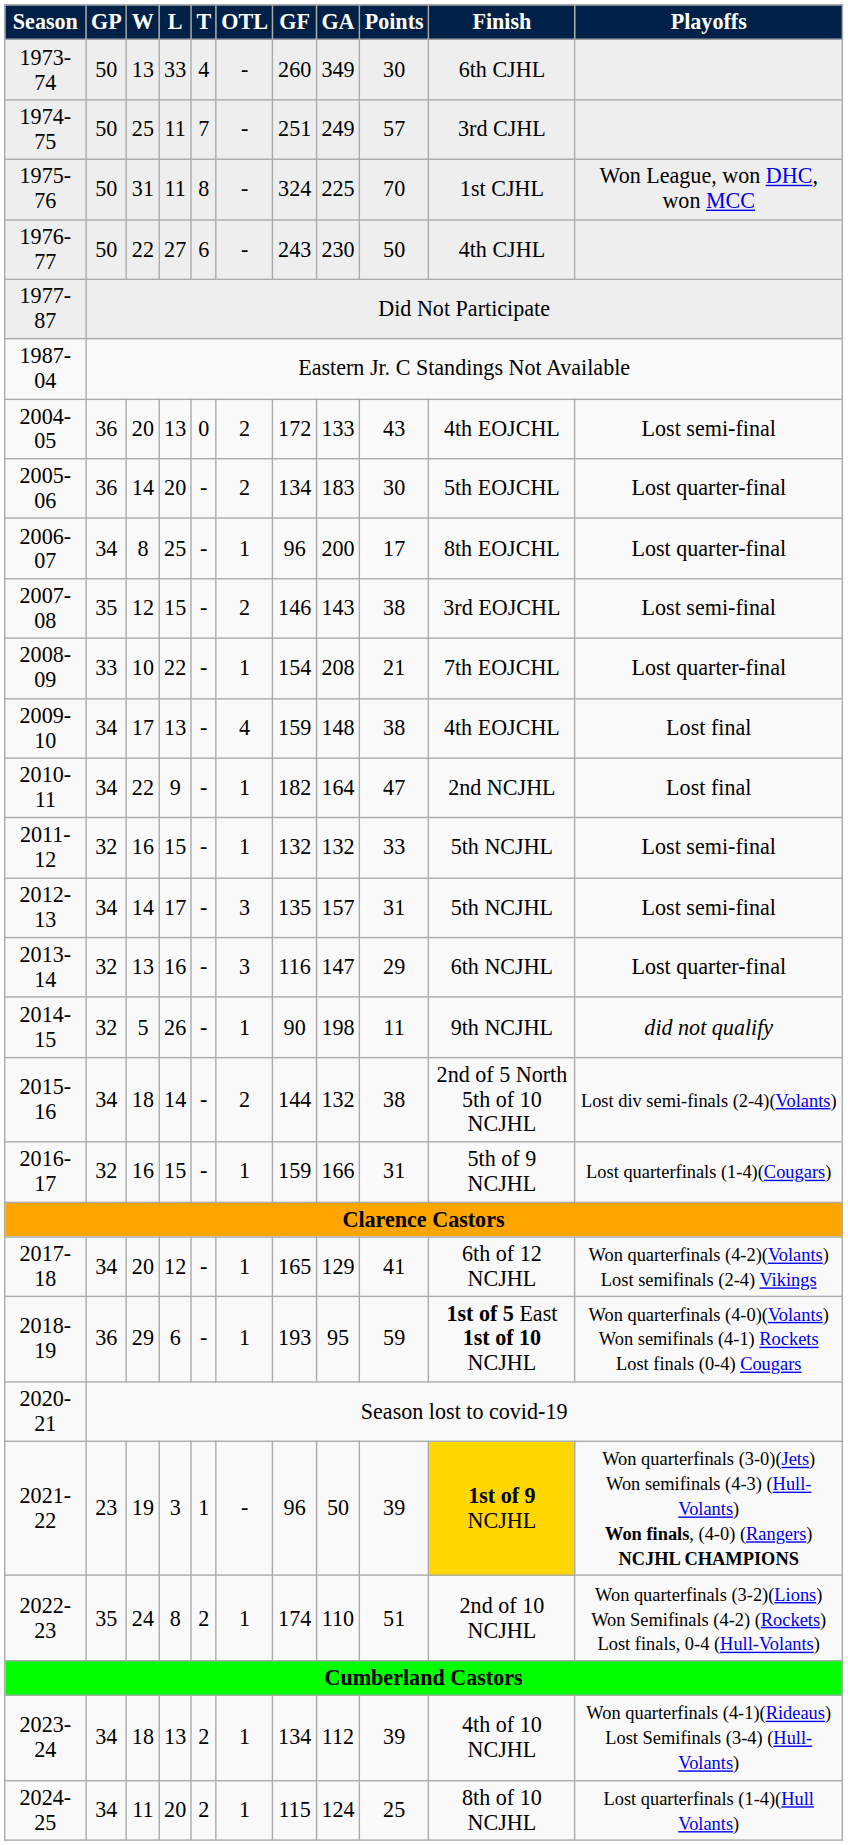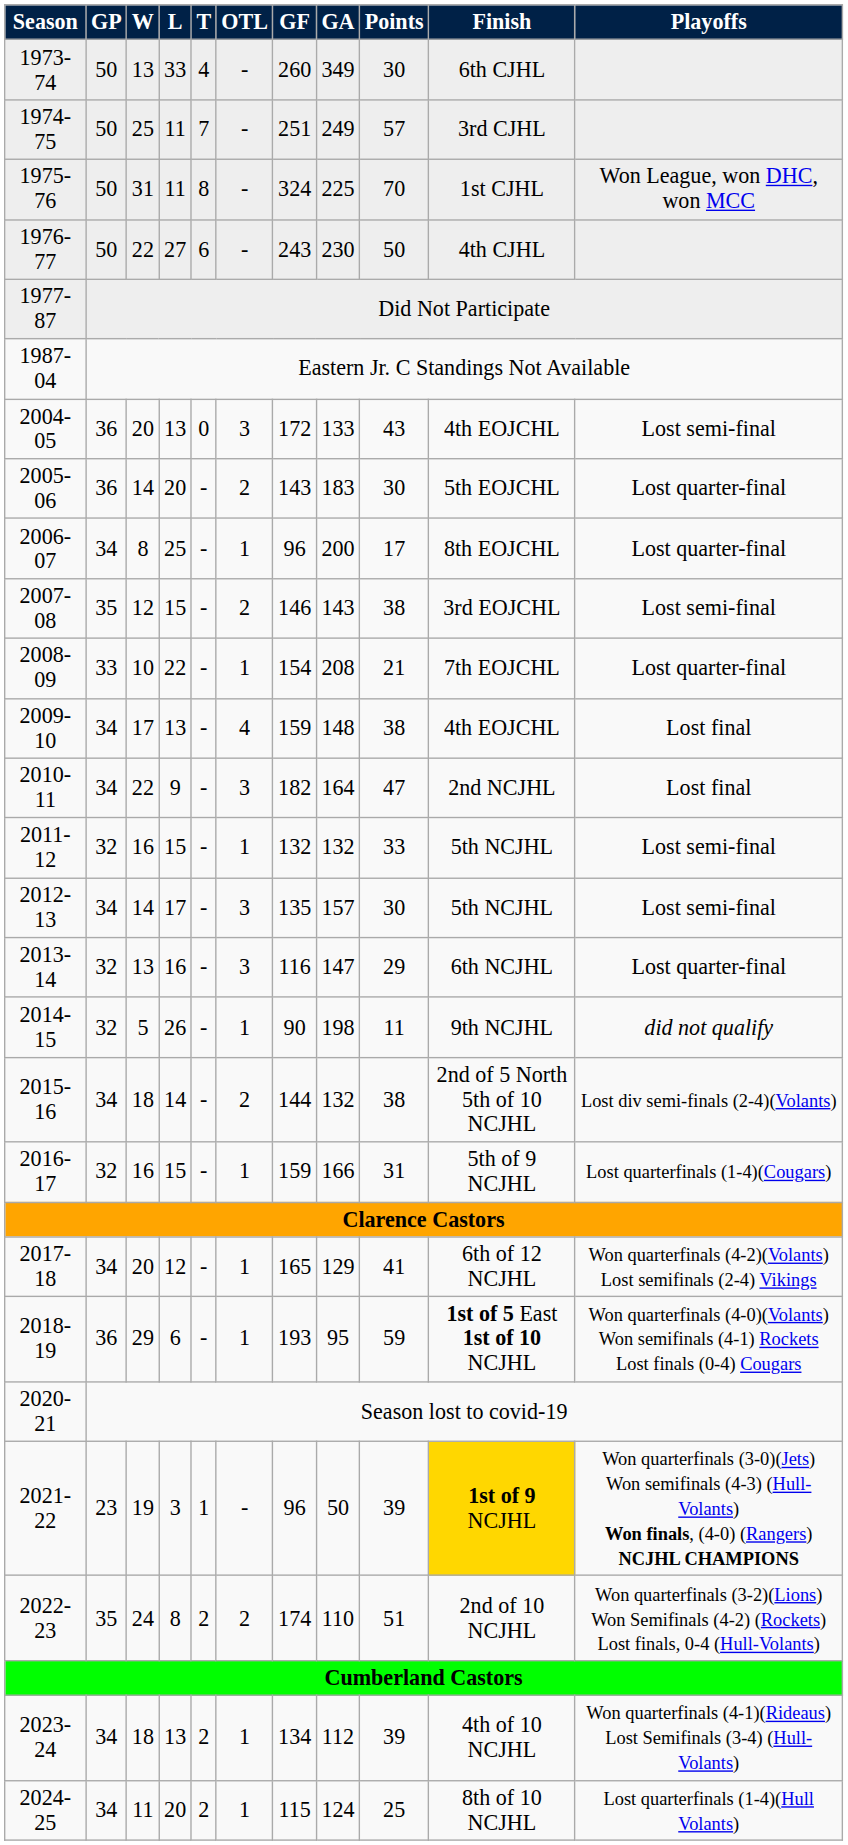(245, 428) 2 -> (245, 428) 3
(295, 488) 134 -> (295, 488) 143
(245, 787) 1 -> (245, 787) 3
(394, 907) 31 -> (394, 907) 30
(245, 1617) 1 -> (245, 1617) 2
